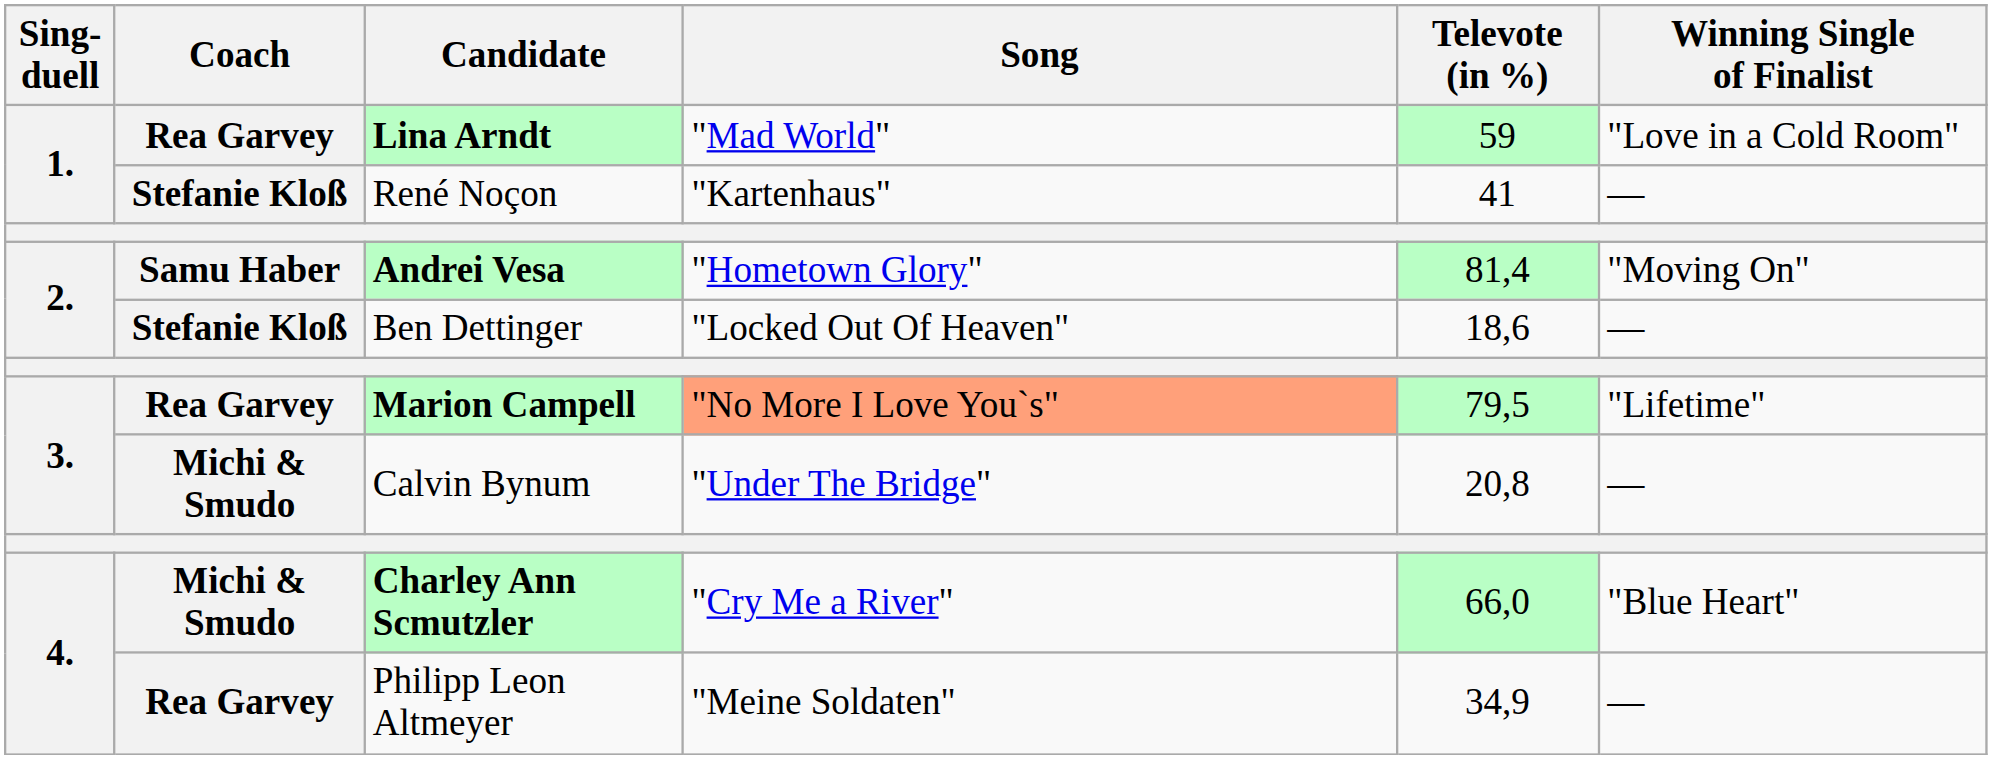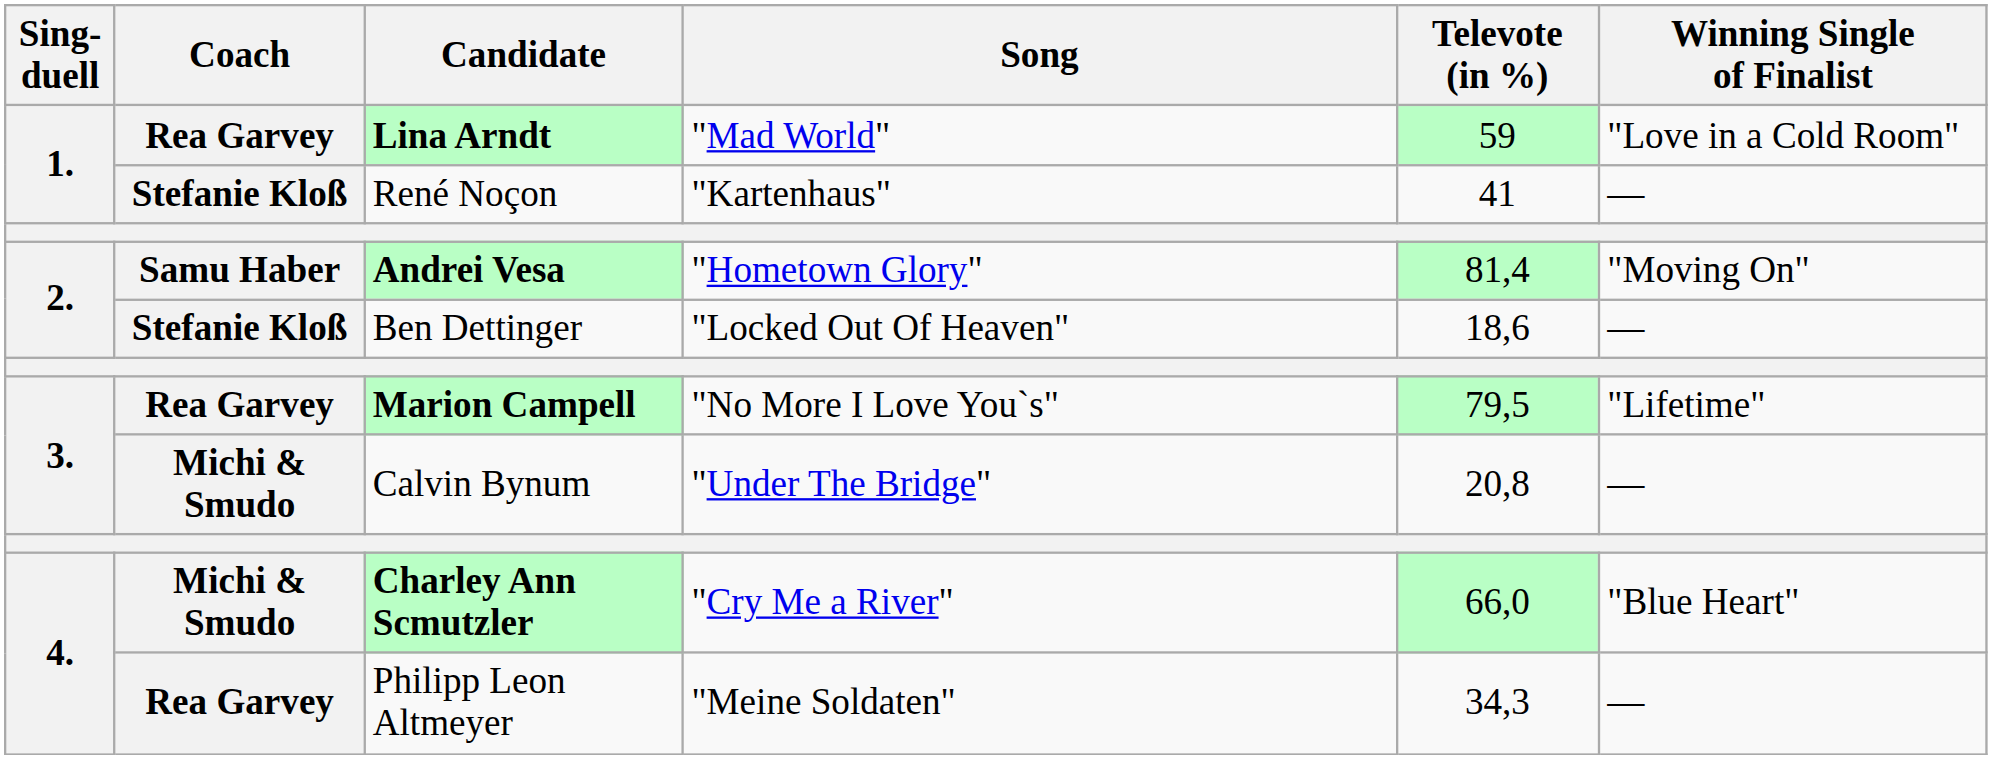(875, 404) lightsalmon background -> (875, 404) no background
(1497, 702) 34,9 -> (1497, 702) 34,3
